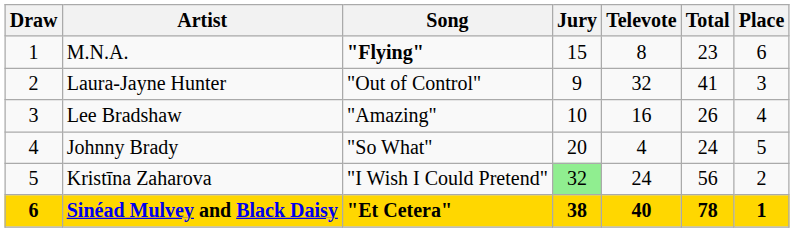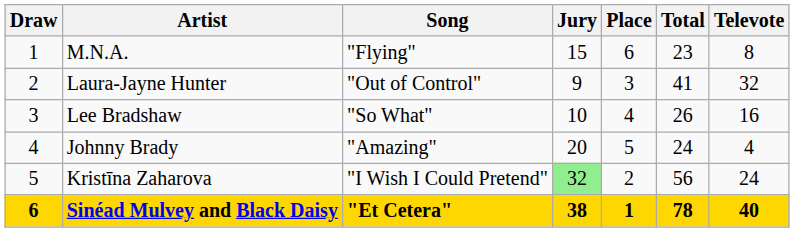columns swapped: (641, 20) <-> (762, 20)
(385, 52) bold -> (381, 52) normal
(392, 115) "Amazing" -> (390, 115) "So What"
(390, 147) "So What" -> (392, 147) "Amazing"
